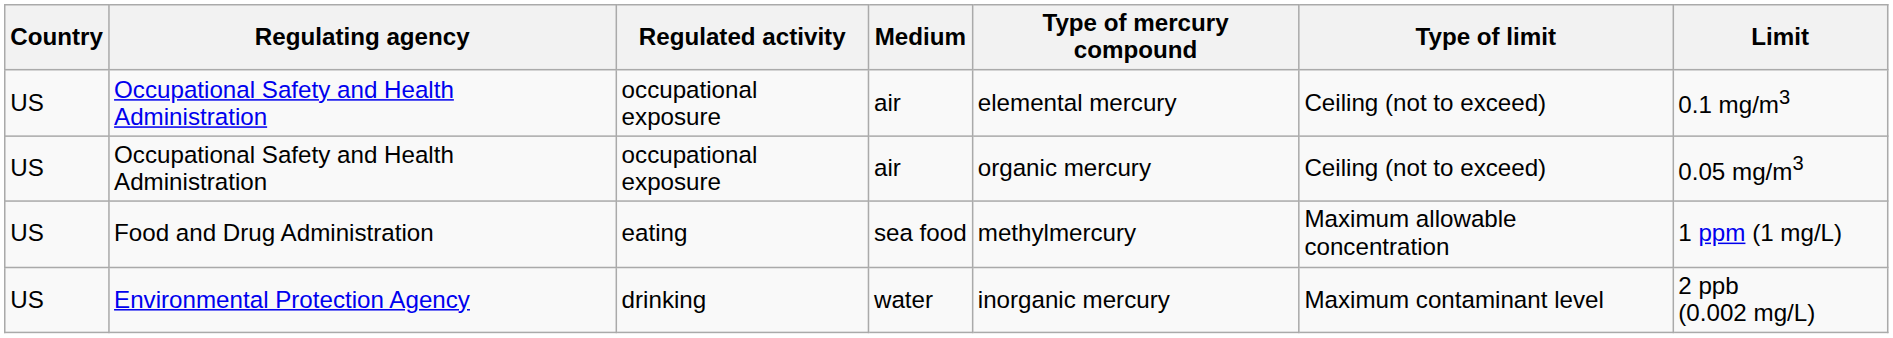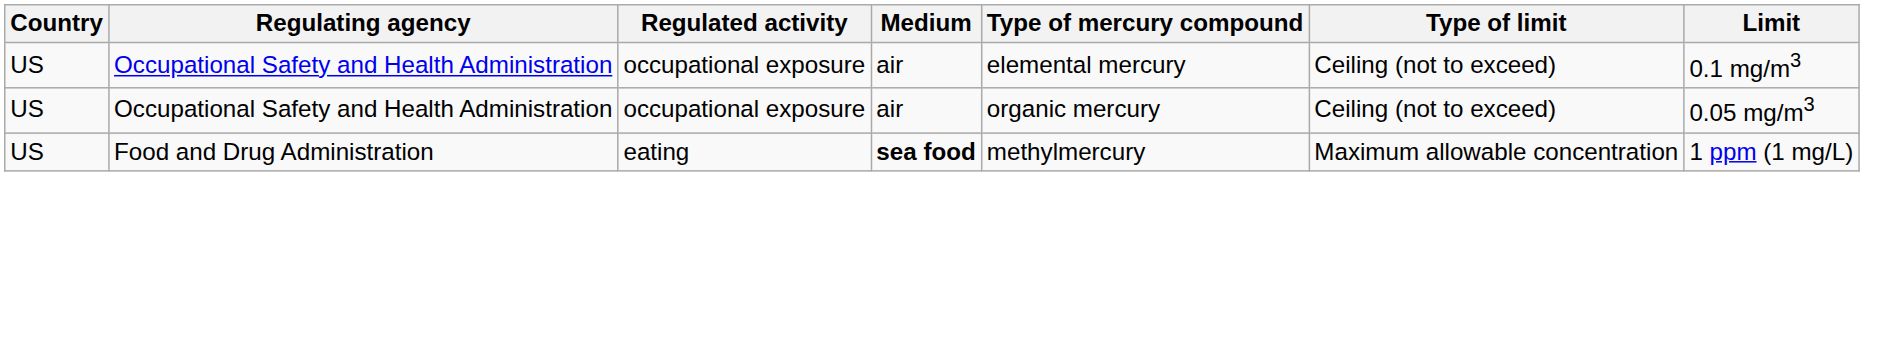(920, 233) normal -> (926, 151) bold
- row: (292, 299)
